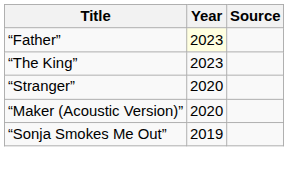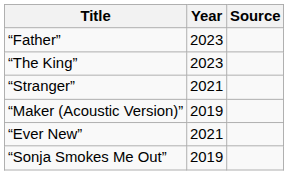(207, 39) lightyellow background -> (207, 39) no background
(207, 87) 2020 -> (207, 87) 2021
(207, 110) 2020 -> (207, 110) 2019
+ row: (45, 134)
